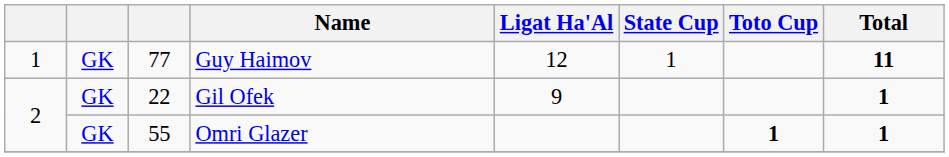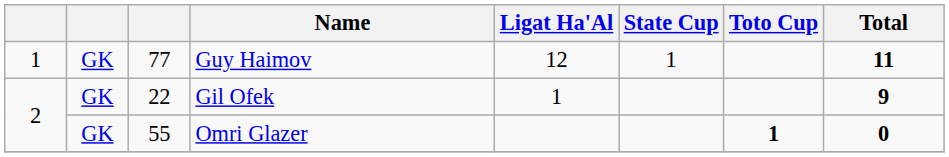(557, 96) 9 -> (557, 96) 1
(884, 96) 1 -> (884, 96) 9
(884, 133) 1 -> (884, 133) 0
